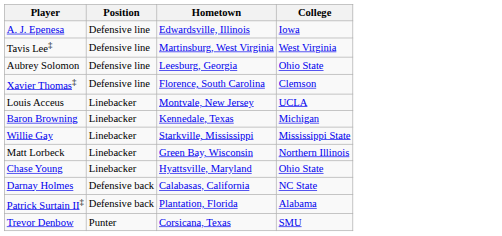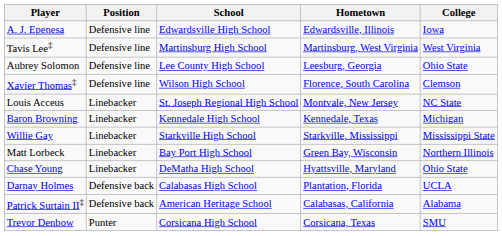+ column: (229, 12)
(293, 102) UCLA -> (442, 102) NC State
(204, 186) Calabasas, California -> (343, 186) Plantation, Florida
(298, 186) NC State -> (437, 186) UCLA
(198, 204) Plantation, Florida -> (348, 204) Calabasas, California
